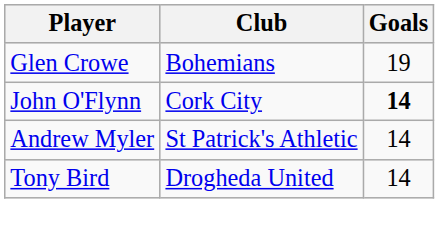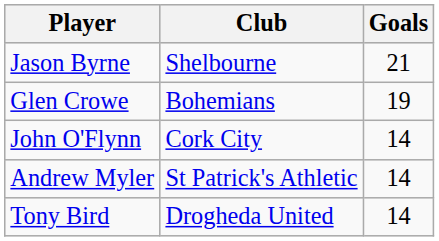+ row: (70, 62)
(399, 100) bold -> (399, 139) normal
